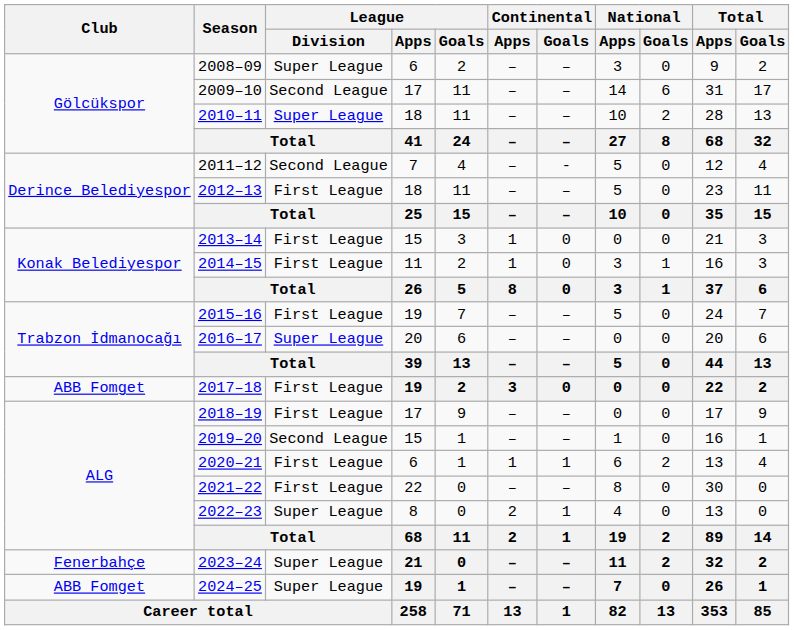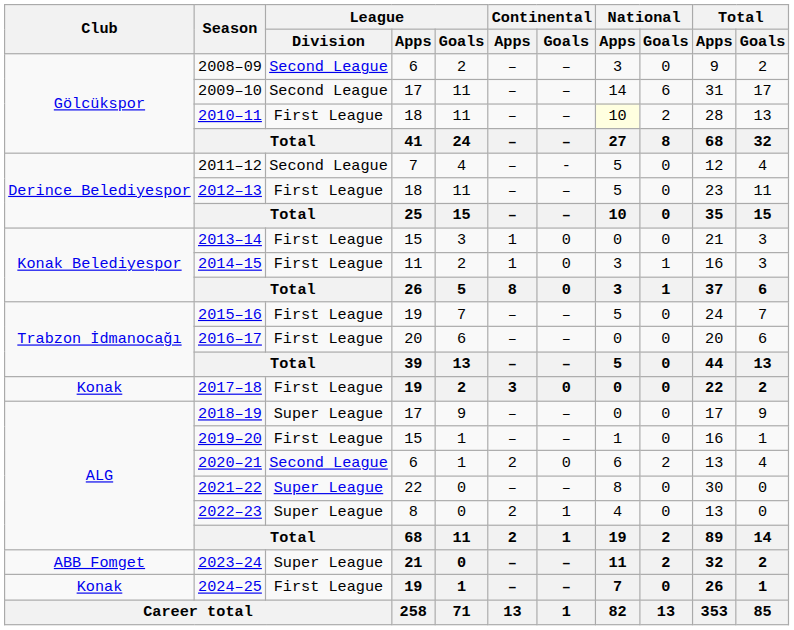(328, 67) Super League -> (328, 67) Second League
(328, 116) Super League -> (328, 116) First League
(618, 116) no background -> (618, 116) lightyellow background
(328, 339) Super League -> (328, 339) First League
(99, 389) ABB Fomget -> (99, 389) Konak
(328, 414) First League -> (328, 414) Super League
(328, 438) Second League -> (328, 438) First League
(328, 463) First League -> (328, 463) Second League
(512, 463) 1 -> (512, 463) 2
(566, 463) 1 -> (566, 463) 0
(328, 488) First League -> (328, 488) Super League
(99, 562) Fenerbahçe -> (99, 562) ABB Fomget
(99, 587) ABB Fomget -> (99, 587) Konak
(328, 587) Super League -> (328, 587) First League
